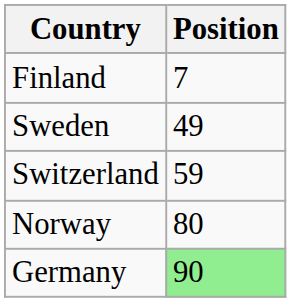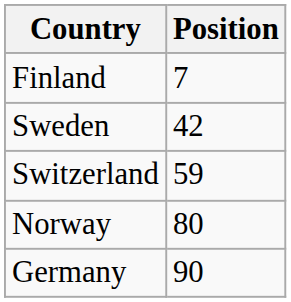(188, 126) 49 -> (188, 126) 42
(188, 272) lightgreen background -> (188, 272) no background
